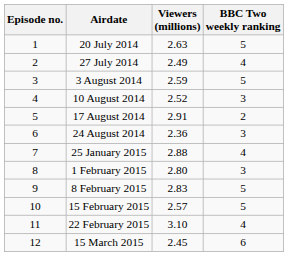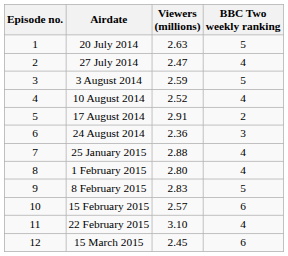(177, 62) 2.49 -> (177, 62) 2.47
(243, 98) 3 -> (243, 98) 4
(243, 170) 3 -> (243, 170) 4
(243, 206) 5 -> (243, 206) 6
